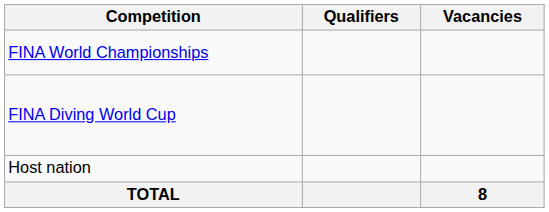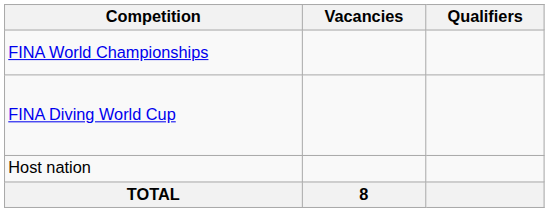columns swapped: (483, 17) <-> (361, 17)
